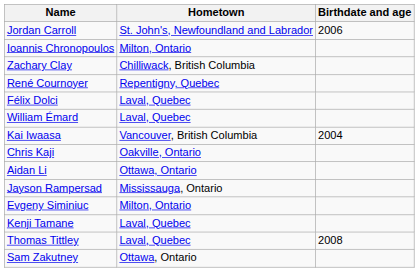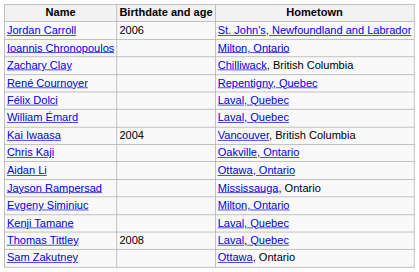columns swapped: (365, 13) <-> (216, 13)
